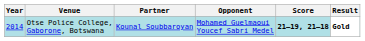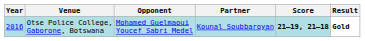columns swapped: (155, 10) <-> (235, 10)
(15, 26) 2014 -> (15, 26) 2016
